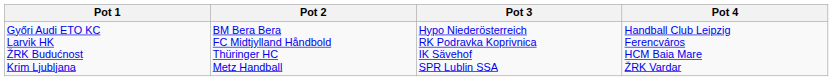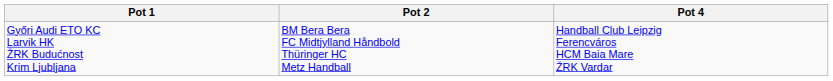- column: (519, 13)
